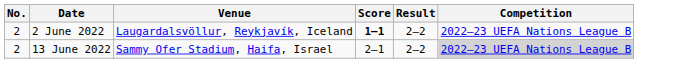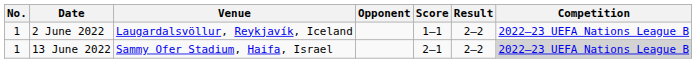+ column: (384, 13)
(17, 31) 2 -> (17, 31) 1
(374, 31) bold -> (432, 31) normal
(17, 49) 2 -> (17, 49) 1
